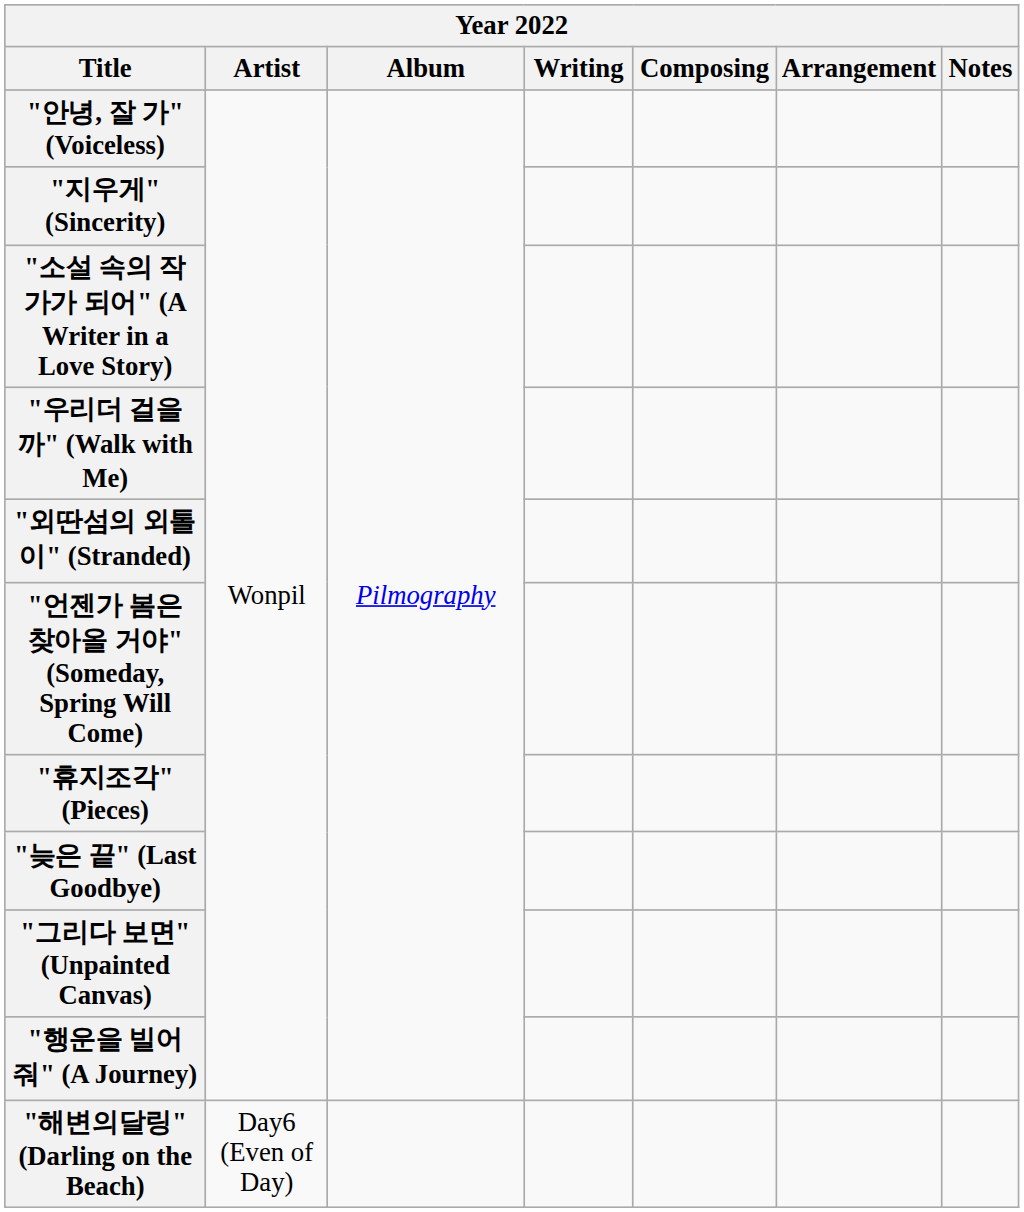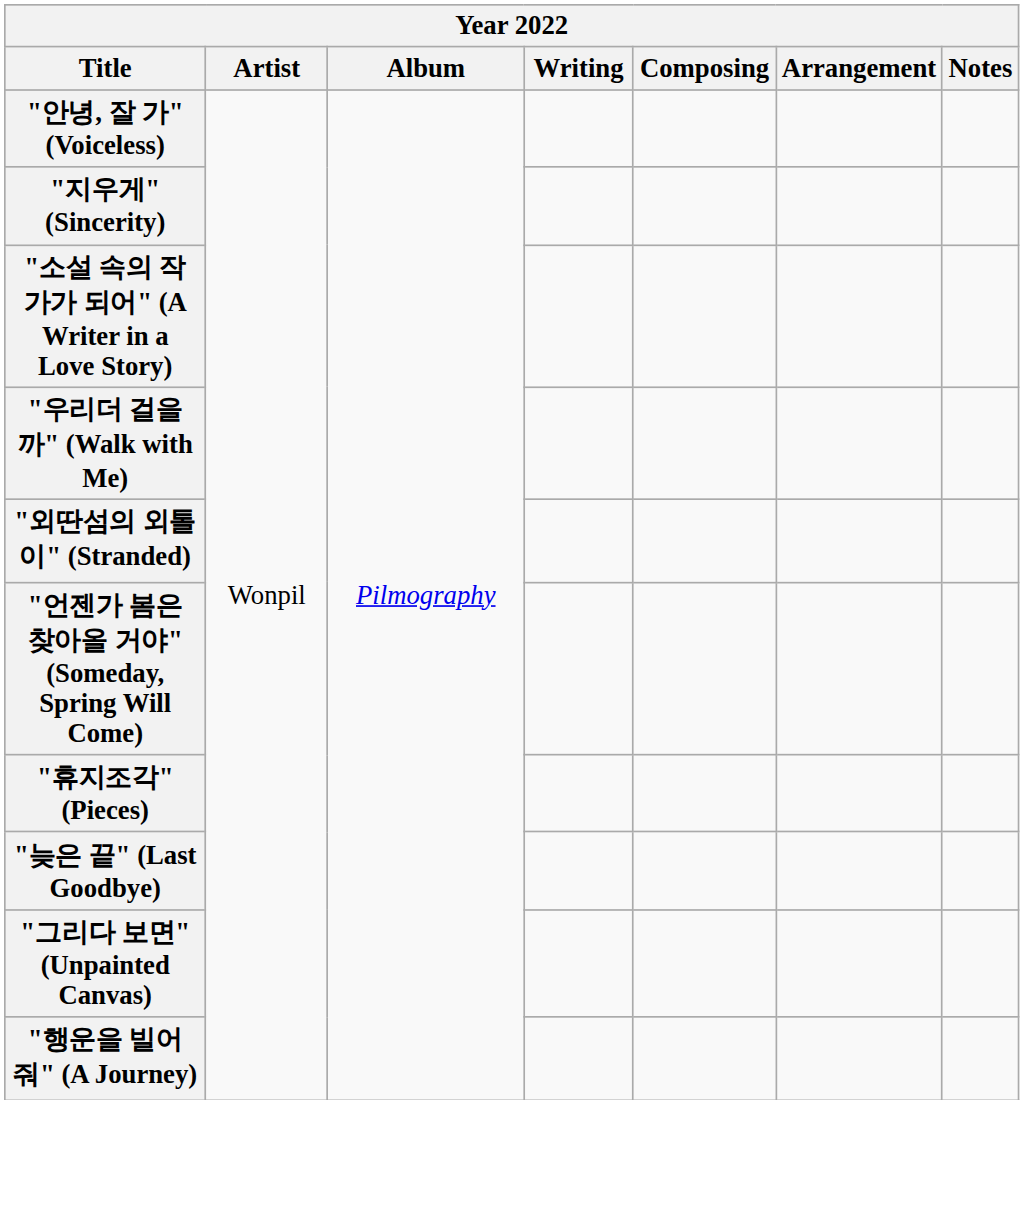- row: (105, 1153)
